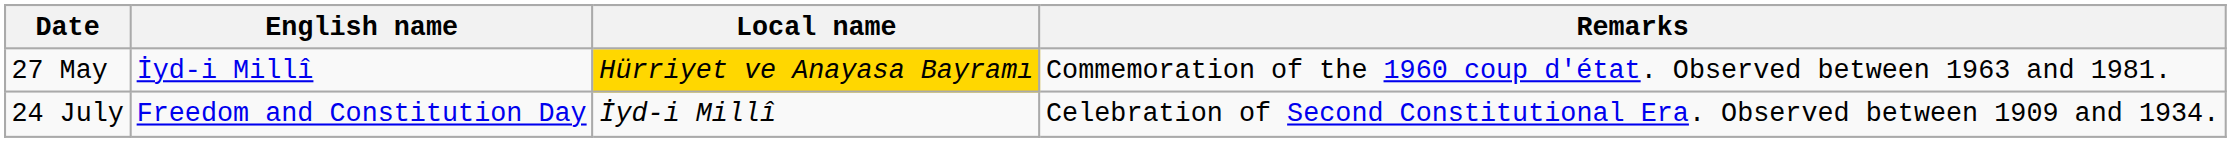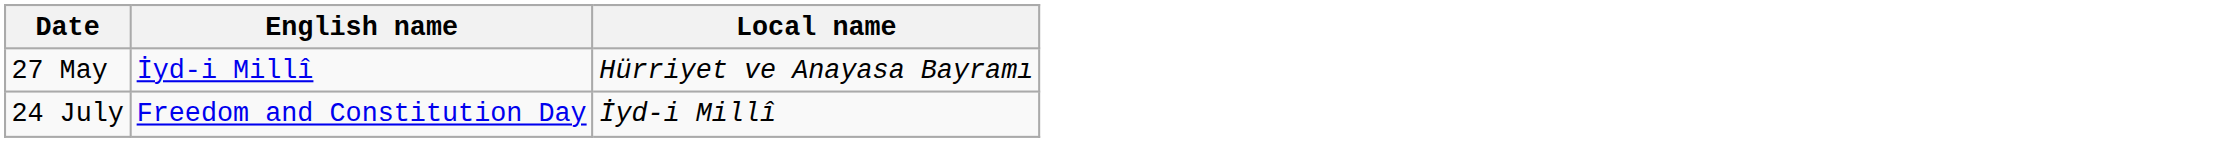- column: (1633, 27)
(816, 70) gold background -> (816, 70) no background
